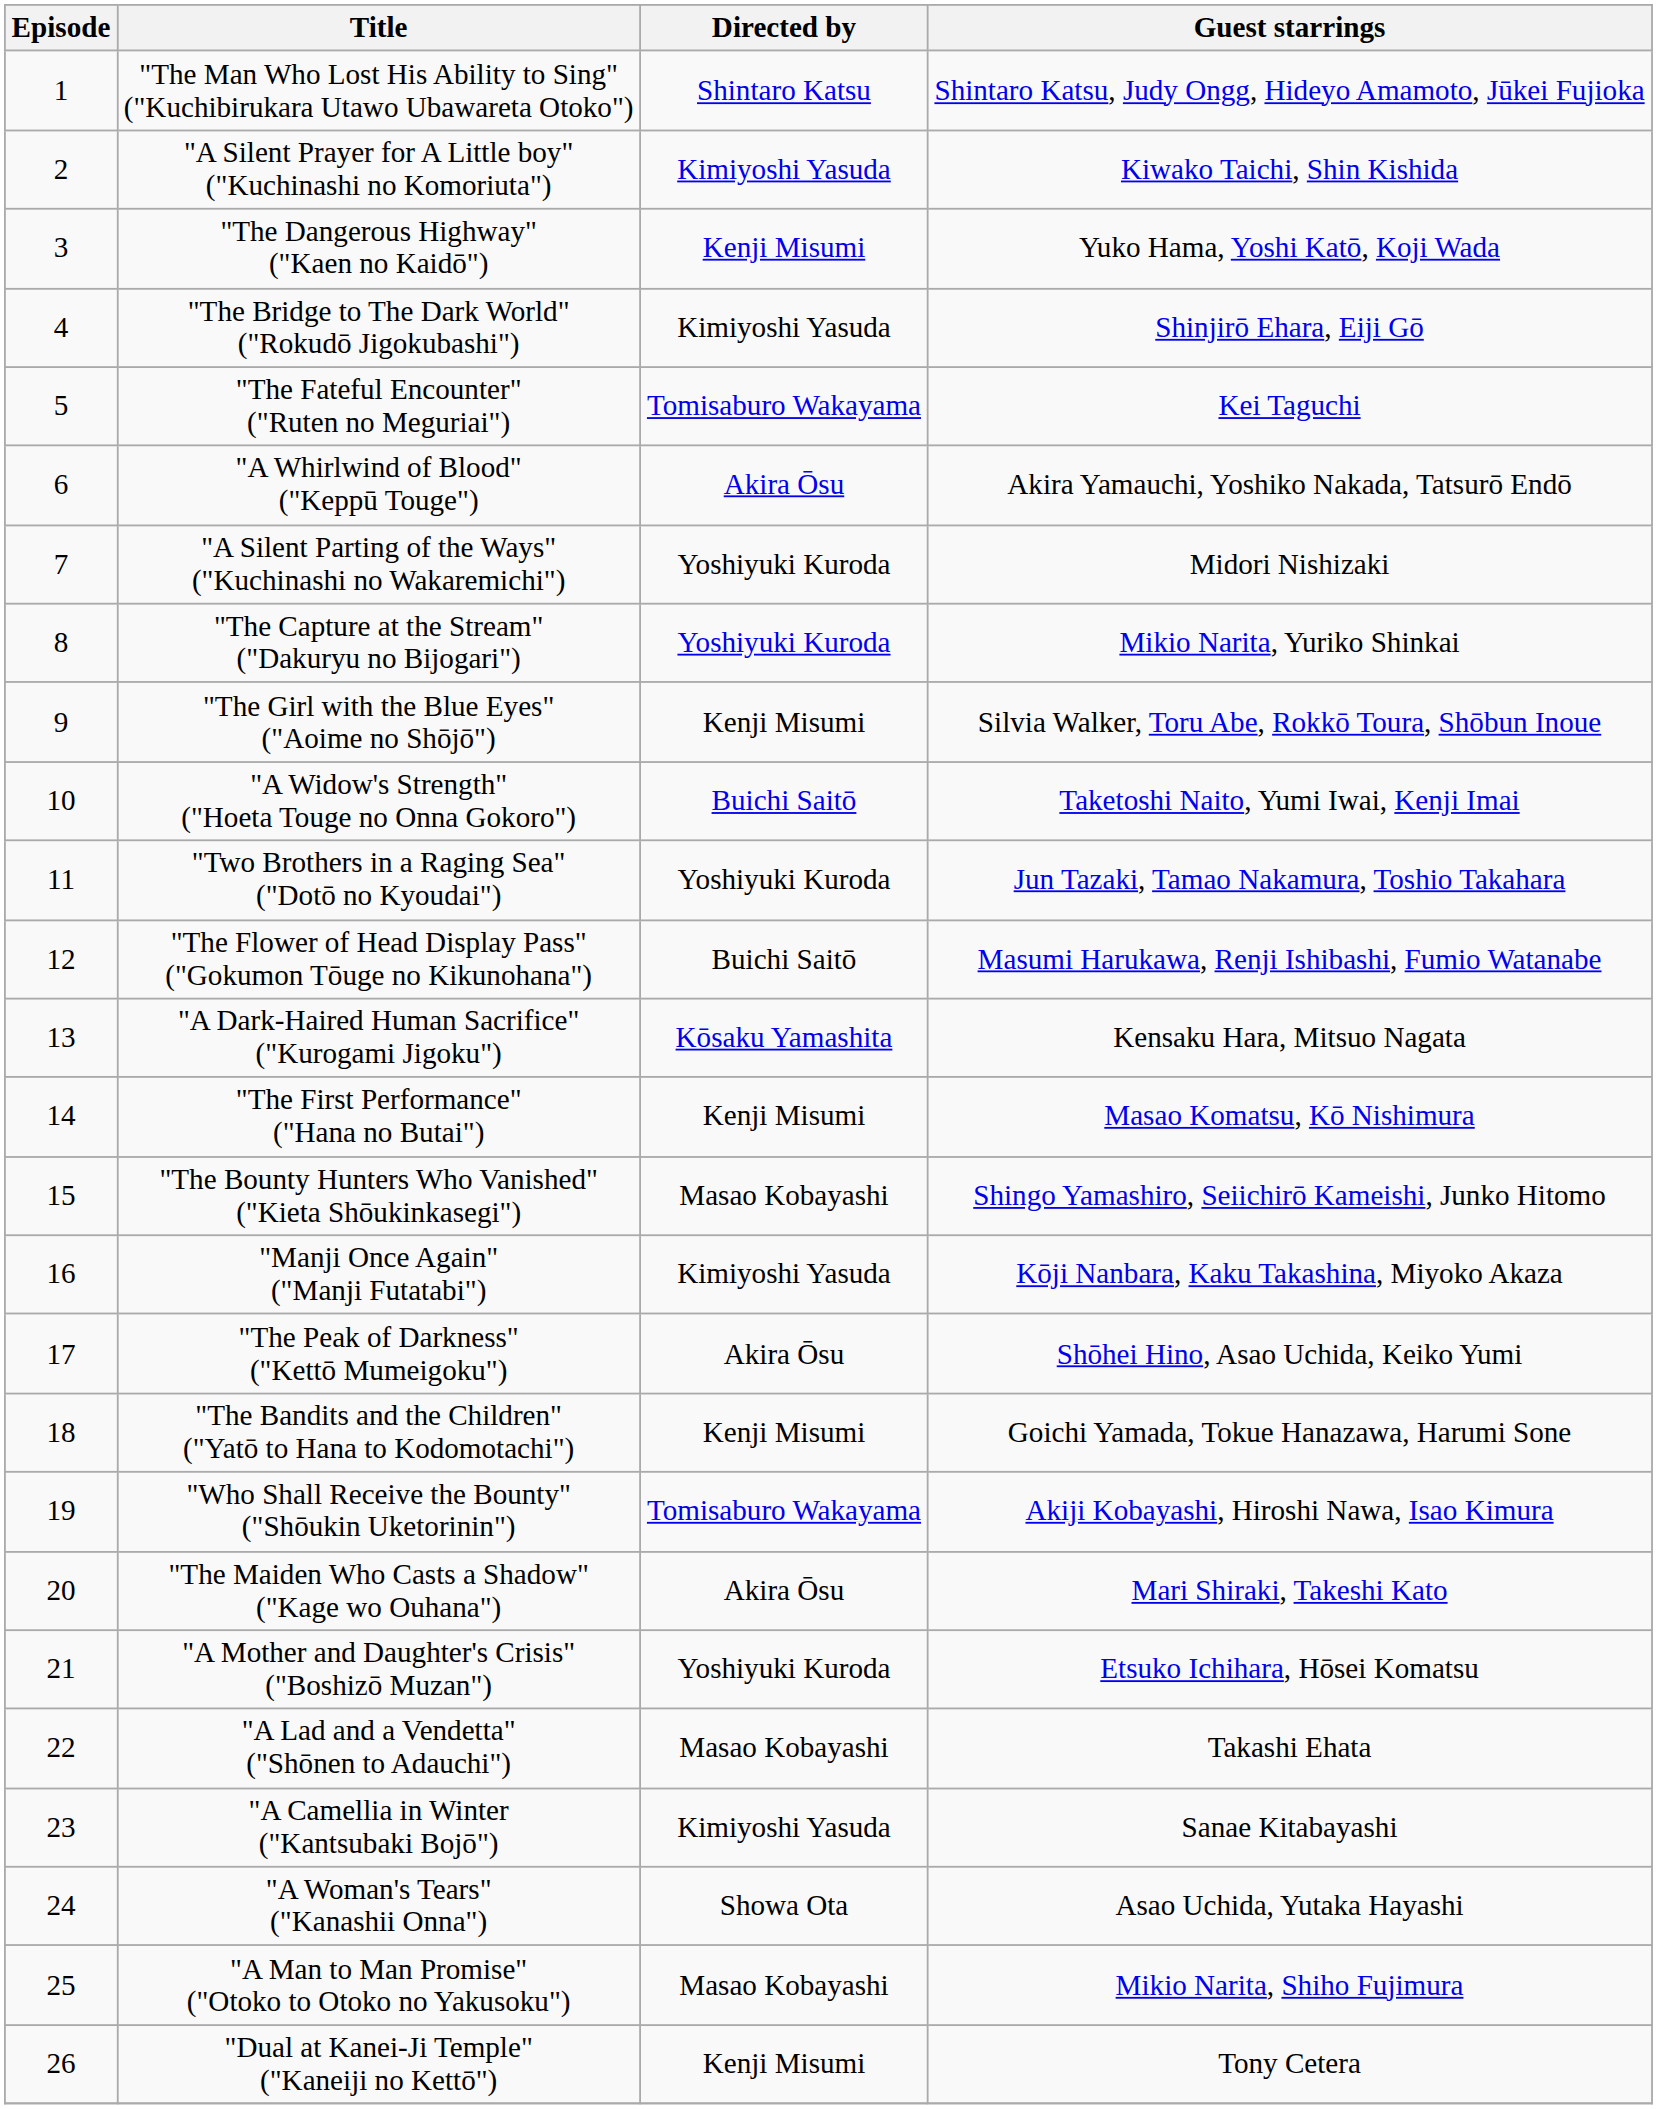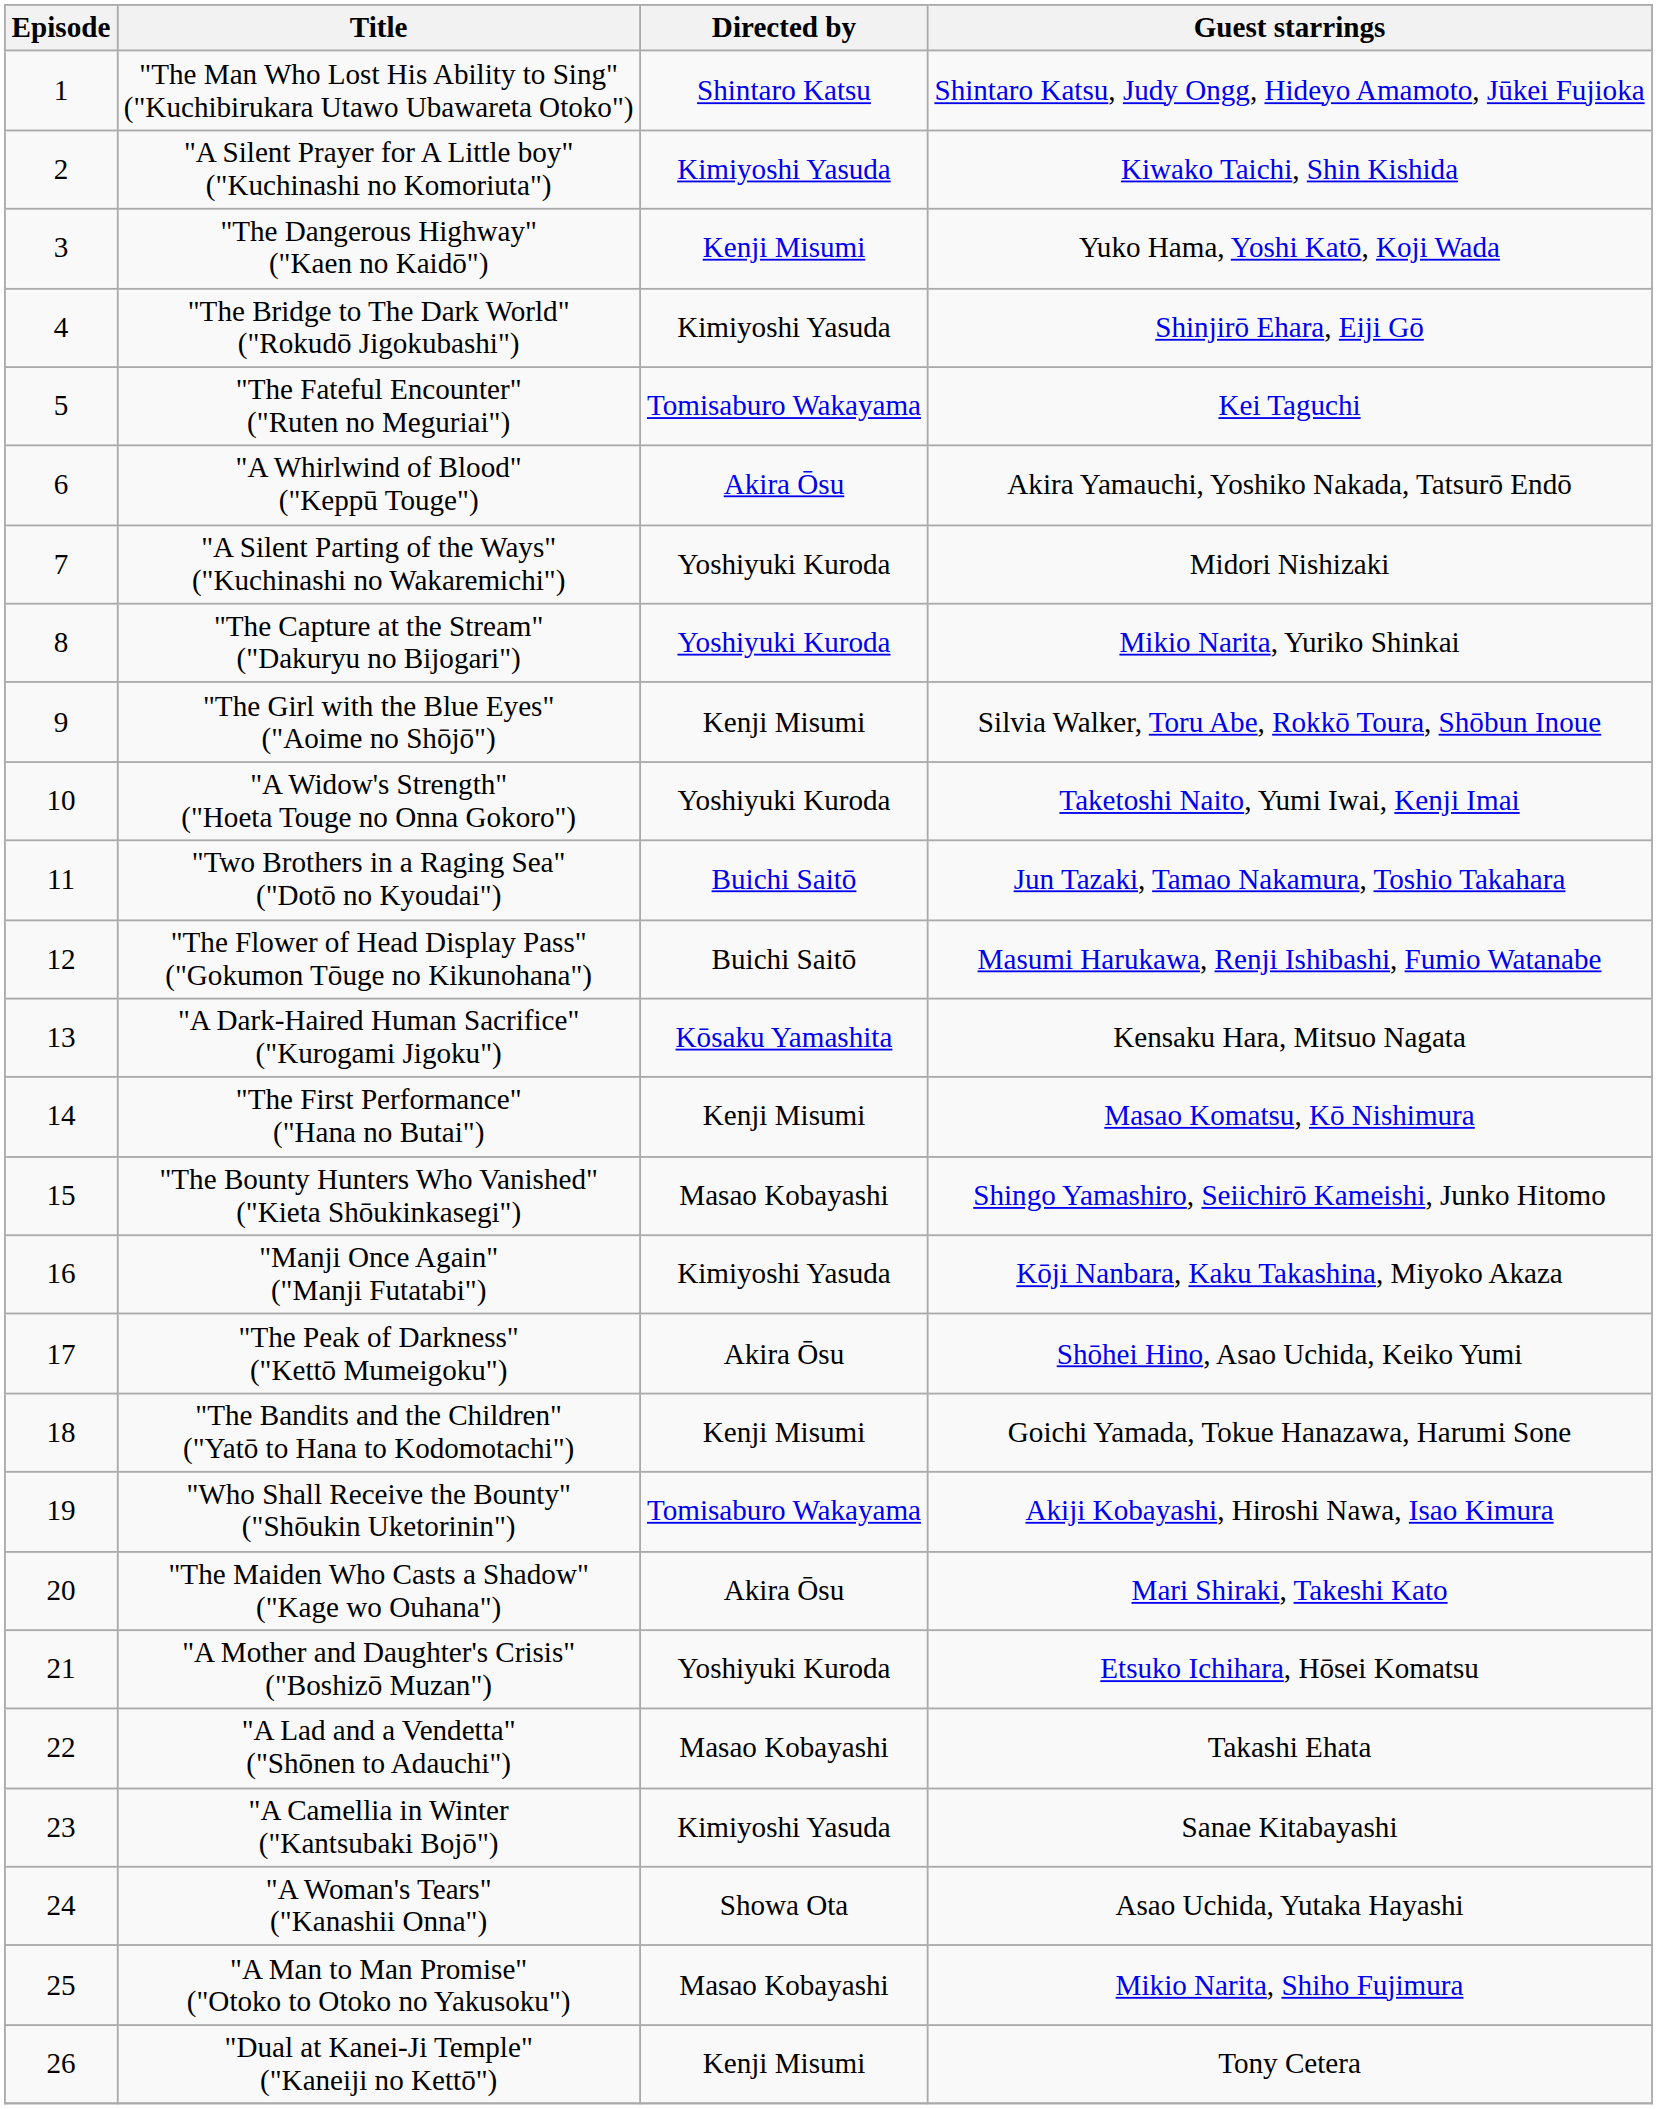(784, 800) Buichi Saitō -> (784, 800) Yoshiyuki Kuroda
(784, 879) Yoshiyuki Kuroda -> (784, 879) Buichi Saitō
